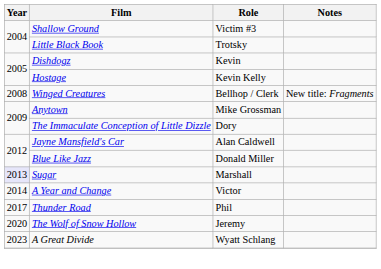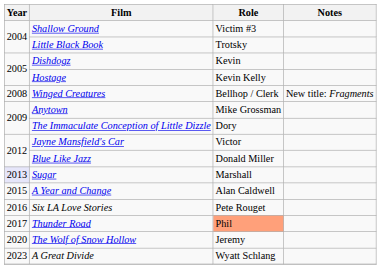(245, 142) Alan Caldwell -> (228, 142) Victor
(17, 191) 2014 -> (17, 191) 2015
(228, 191) Victor -> (245, 191) Alan Caldwell
+ row: (72, 207)
(224, 207) no background -> (224, 223) lightsalmon background
